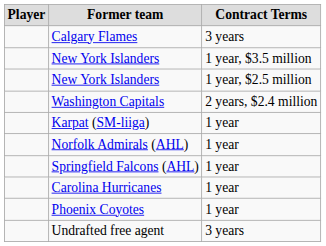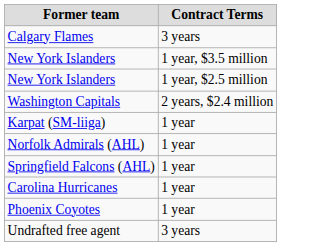- column: (26, 15)
